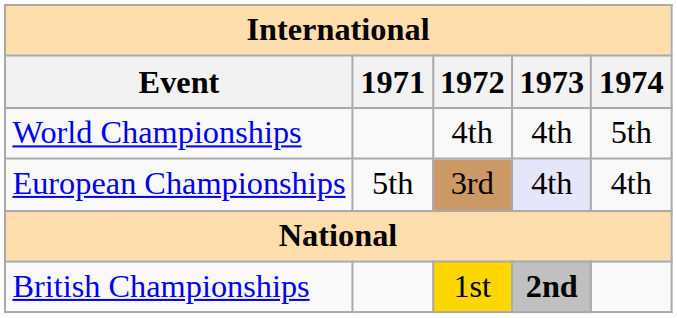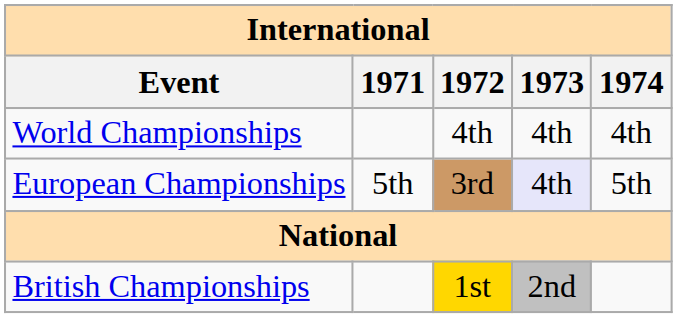(631, 132) 5th -> (631, 132) 4th
(631, 183) 4th -> (631, 183) 5th
(552, 286) bold -> (552, 286) normal
